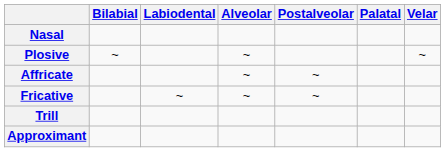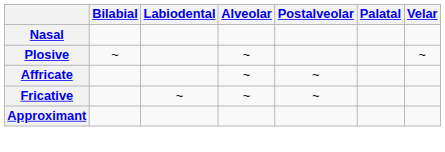- row: (47, 116)
